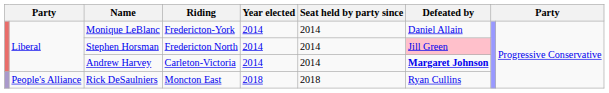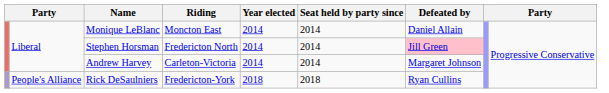(200, 29) Fredericton-York -> (193, 29) Moncton East
(448, 63) bold -> (445, 63) normal
(193, 80) Moncton East -> (200, 80) Fredericton-York
